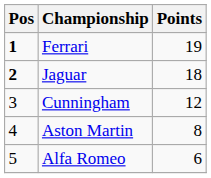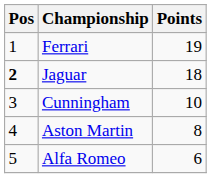(13, 46) bold -> (13, 46) normal
(194, 102) 12 -> (194, 102) 10
